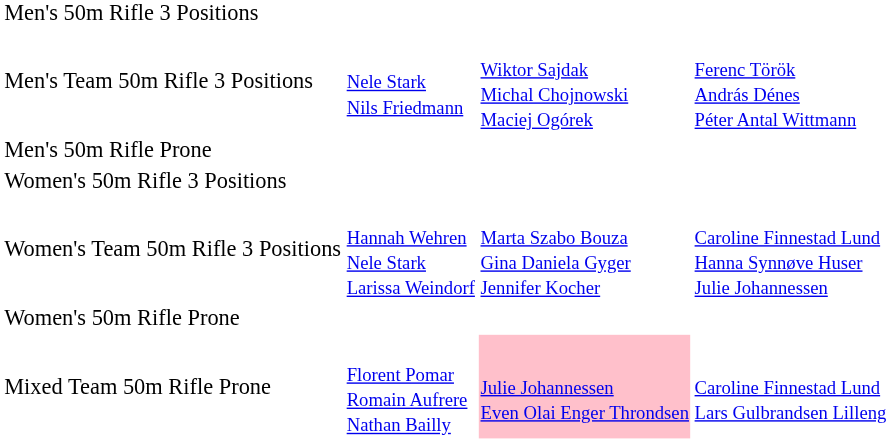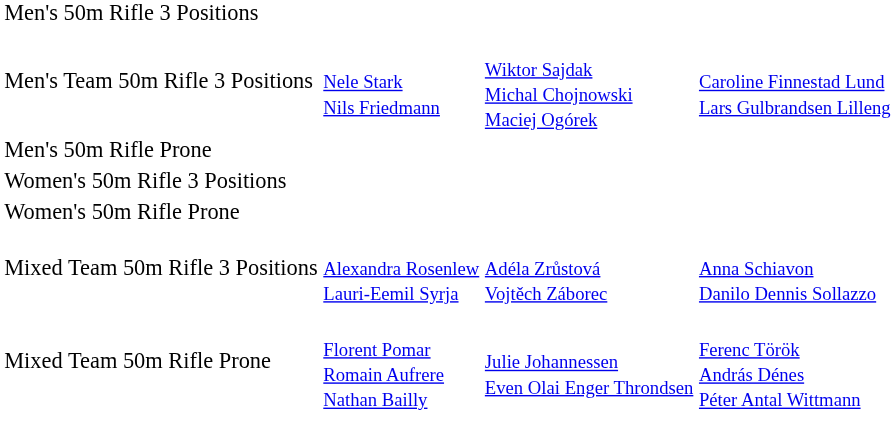(775, 95) Ferenc Török András Dénes Péter Antal Wittmann -> (795, 95) Caroline Finnestad Lund Lars Gulbrandsen Lilleng
- row: (173, 249)
+ row: (161, 267)
(585, 400) pink background -> (589, 375) no background
(790, 400) Caroline Finnestad Lund Lars Gulbrandsen Lilleng -> (780, 375) Ferenc Török András Dénes Péter Antal Wittmann
